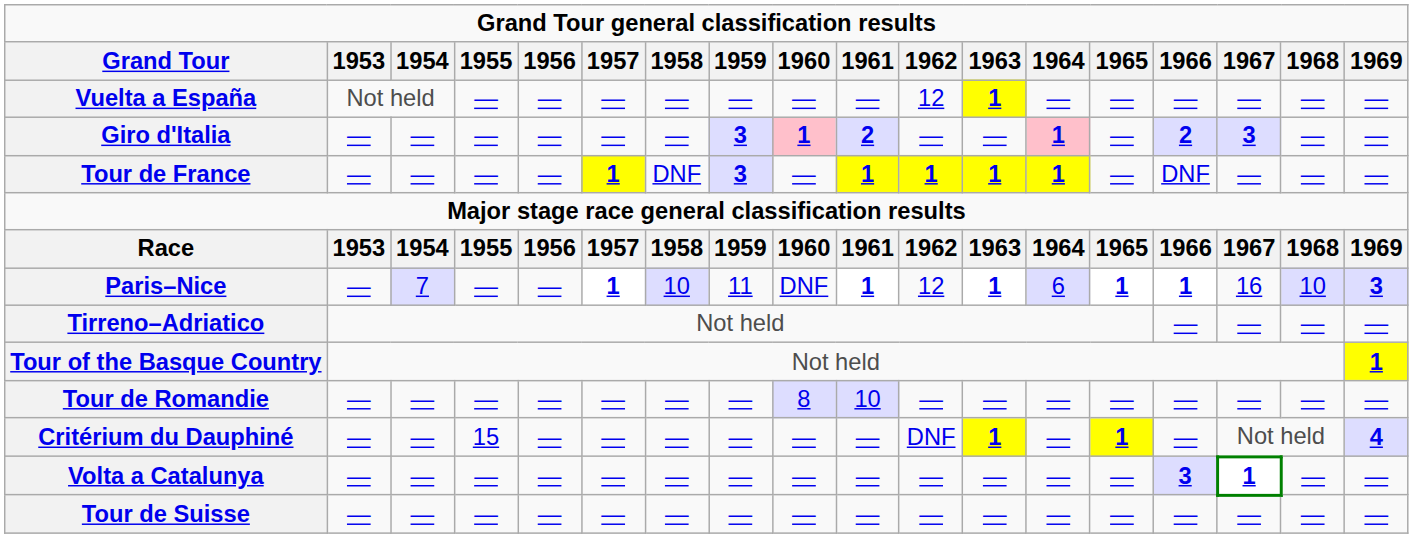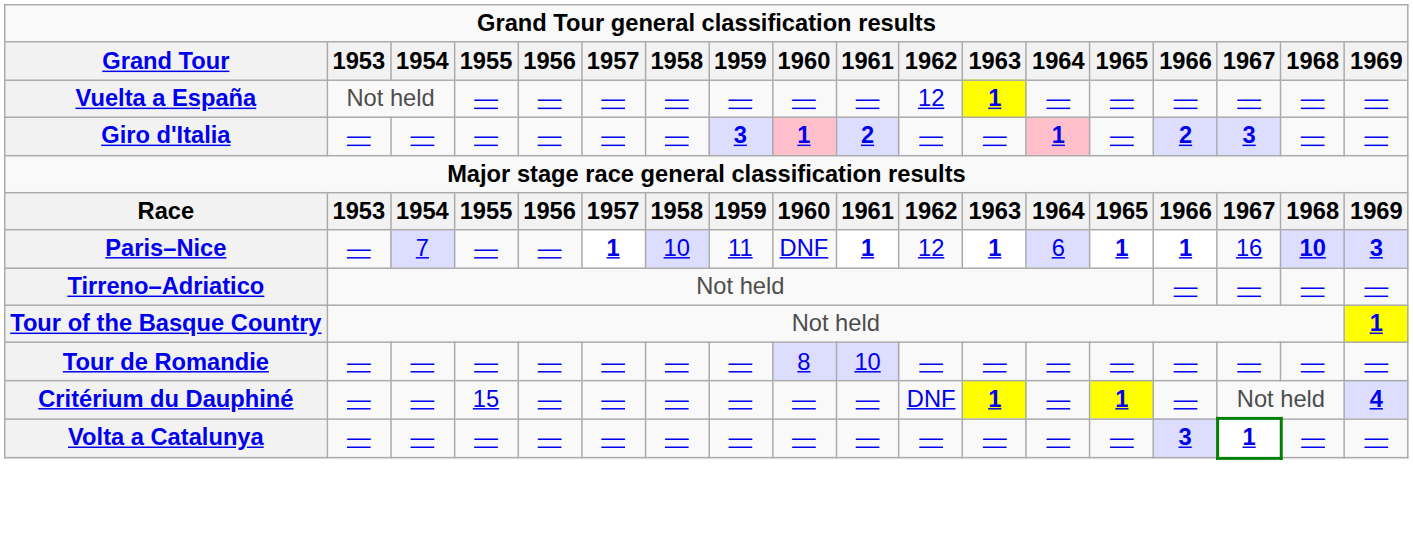- row: (166, 173)
(1313, 286) normal -> (1313, 248) bold
- row: (166, 514)
